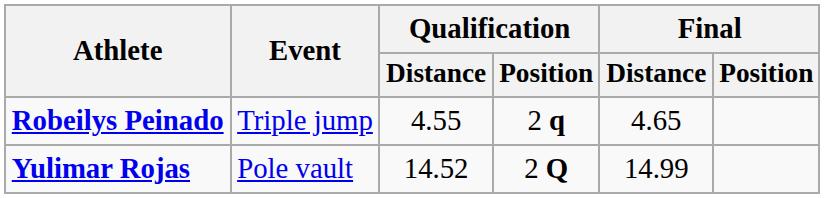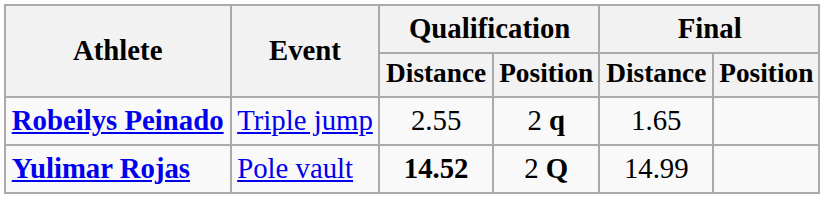(436, 121) 4.55 -> (436, 121) 2.55
(656, 121) 4.65 -> (656, 121) 1.65
(436, 168) normal -> (436, 168) bold
